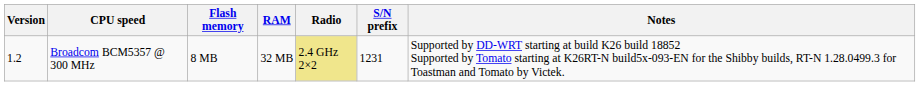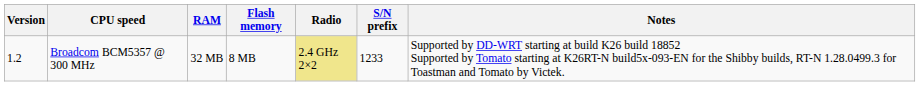columns swapped: (277, 20) <-> (223, 20)
(371, 58) 1231 -> (371, 58) 1233
